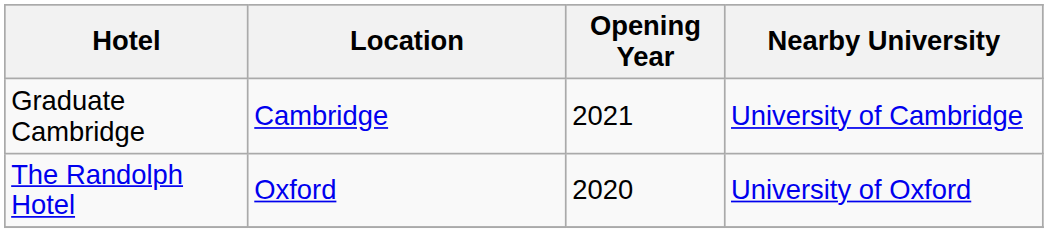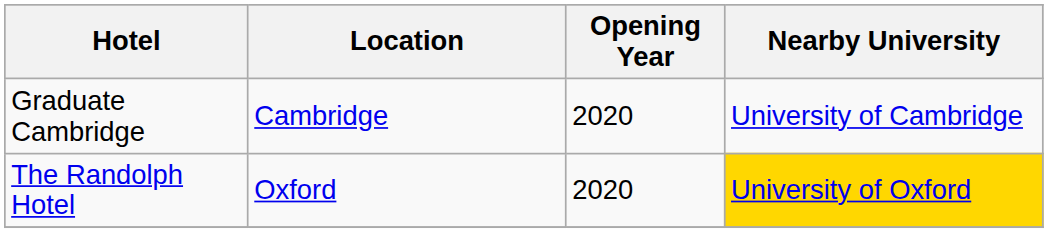(603, 115) 2021 -> (603, 115) 2020
(851, 189) no background -> (851, 189) gold background
